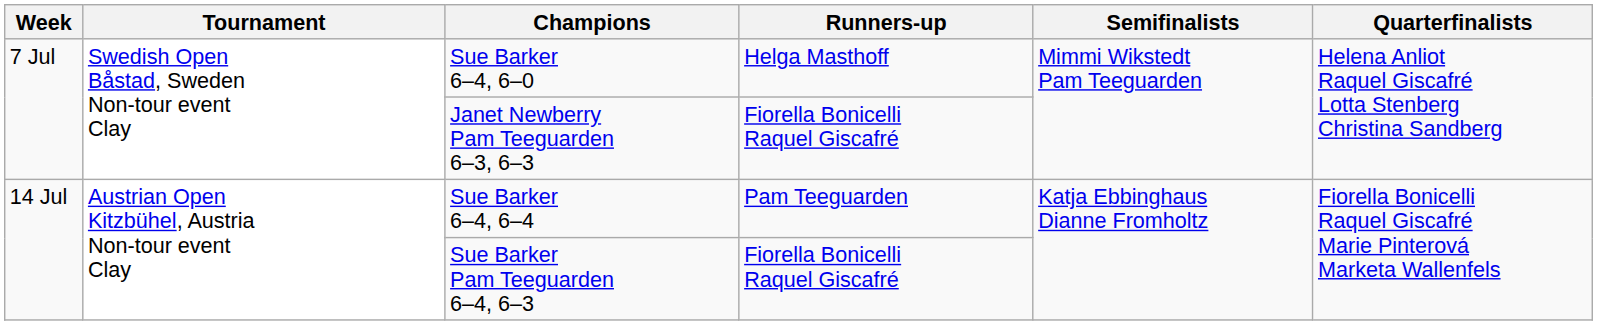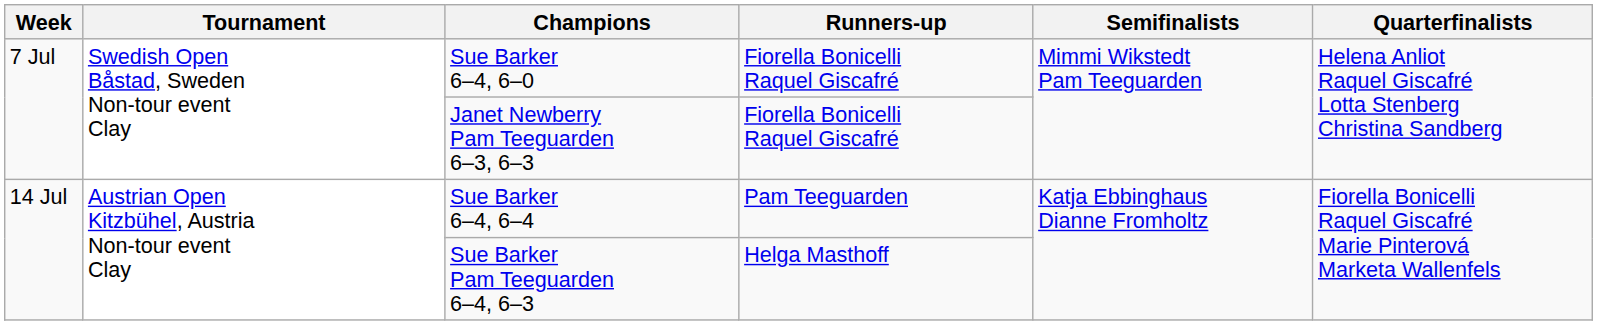(816, 56) Helga Masthoff -> (823, 68) Fiorella Bonicelli Raquel Giscafré
(823, 267) Fiorella Bonicelli Raquel Giscafré -> (816, 255) Helga Masthoff
